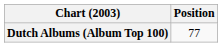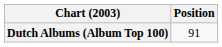(194, 32) 77 -> (194, 32) 91
